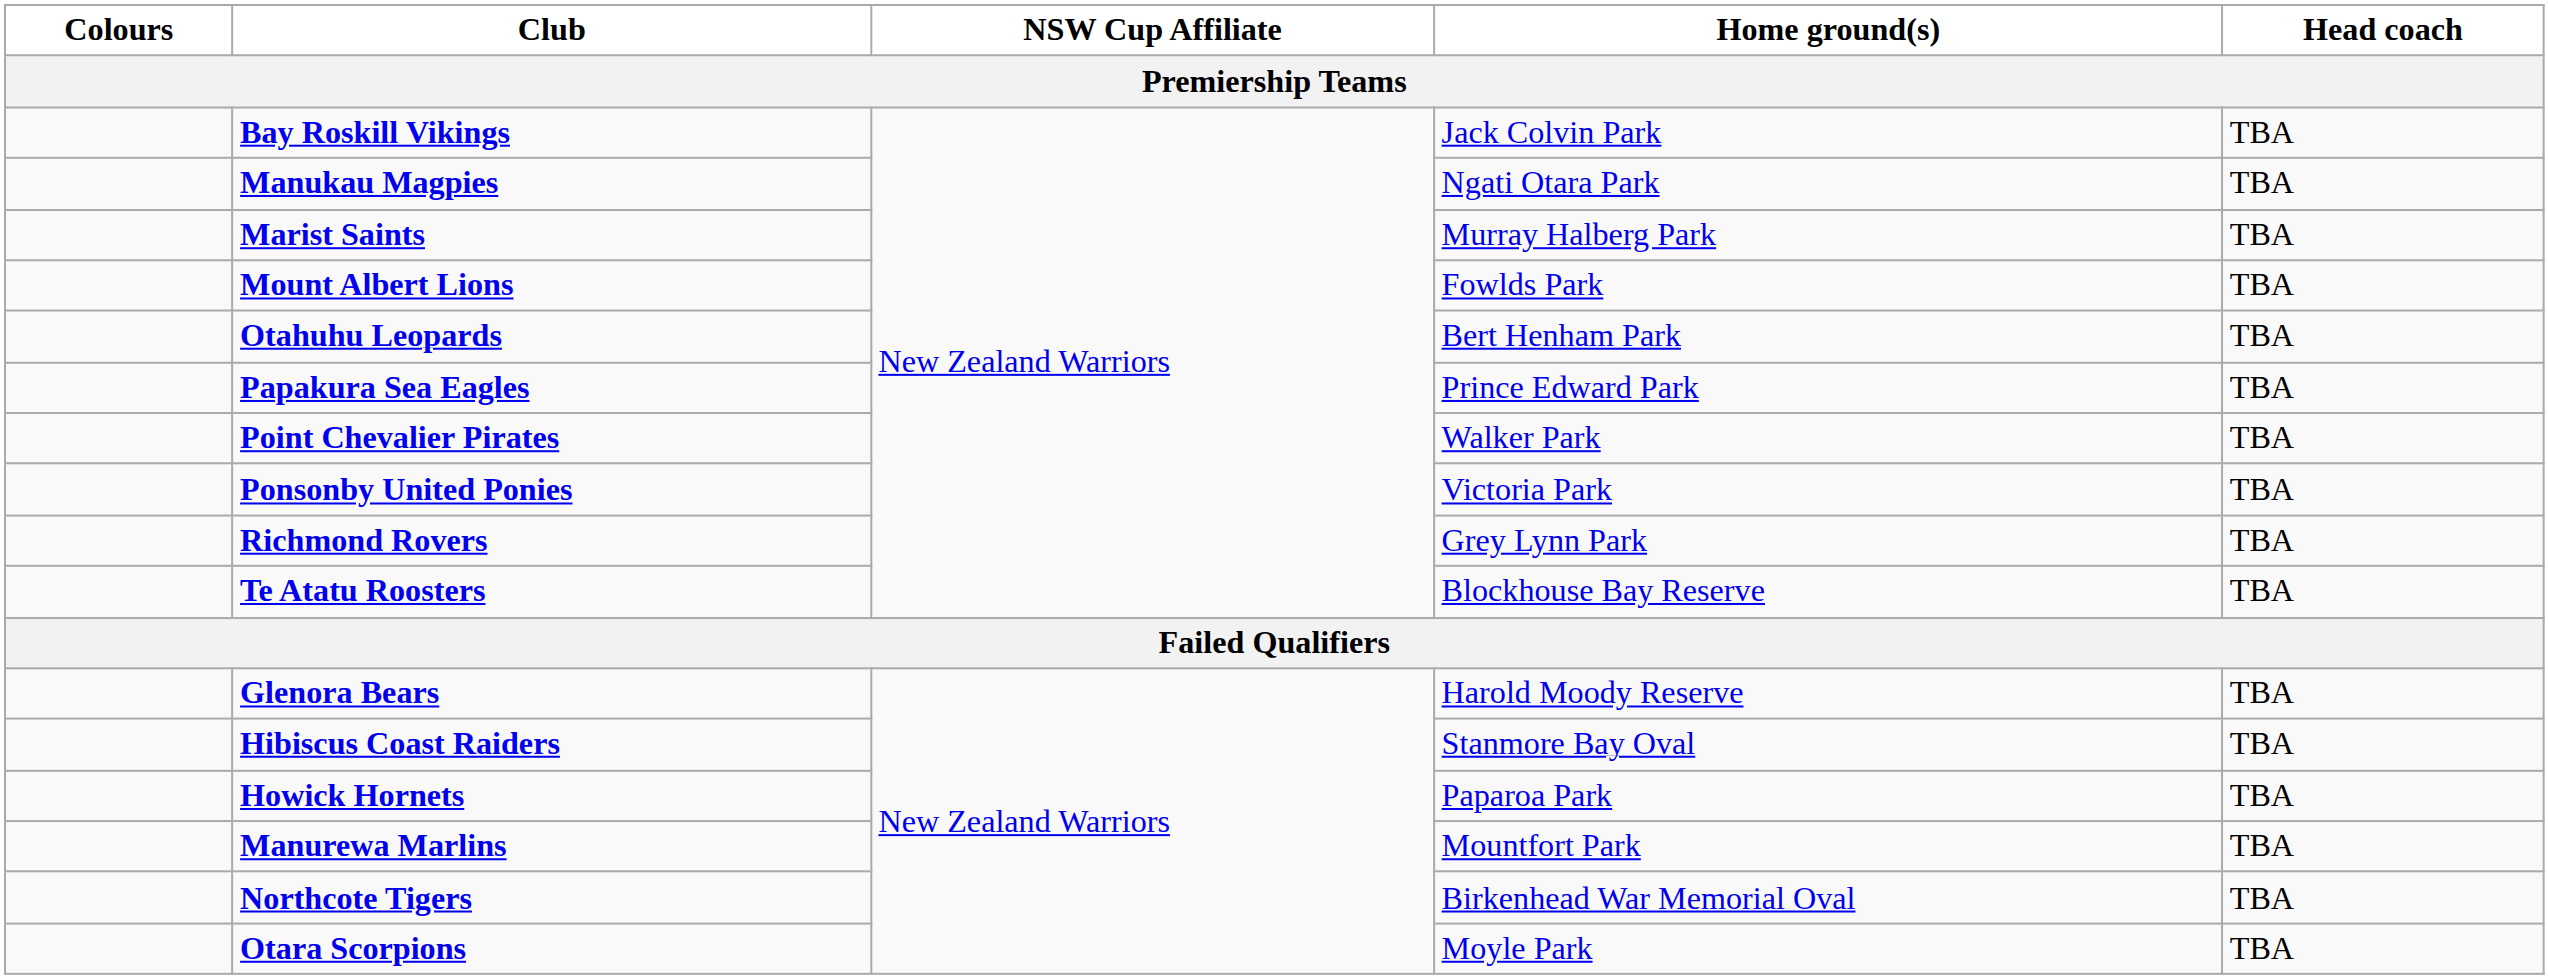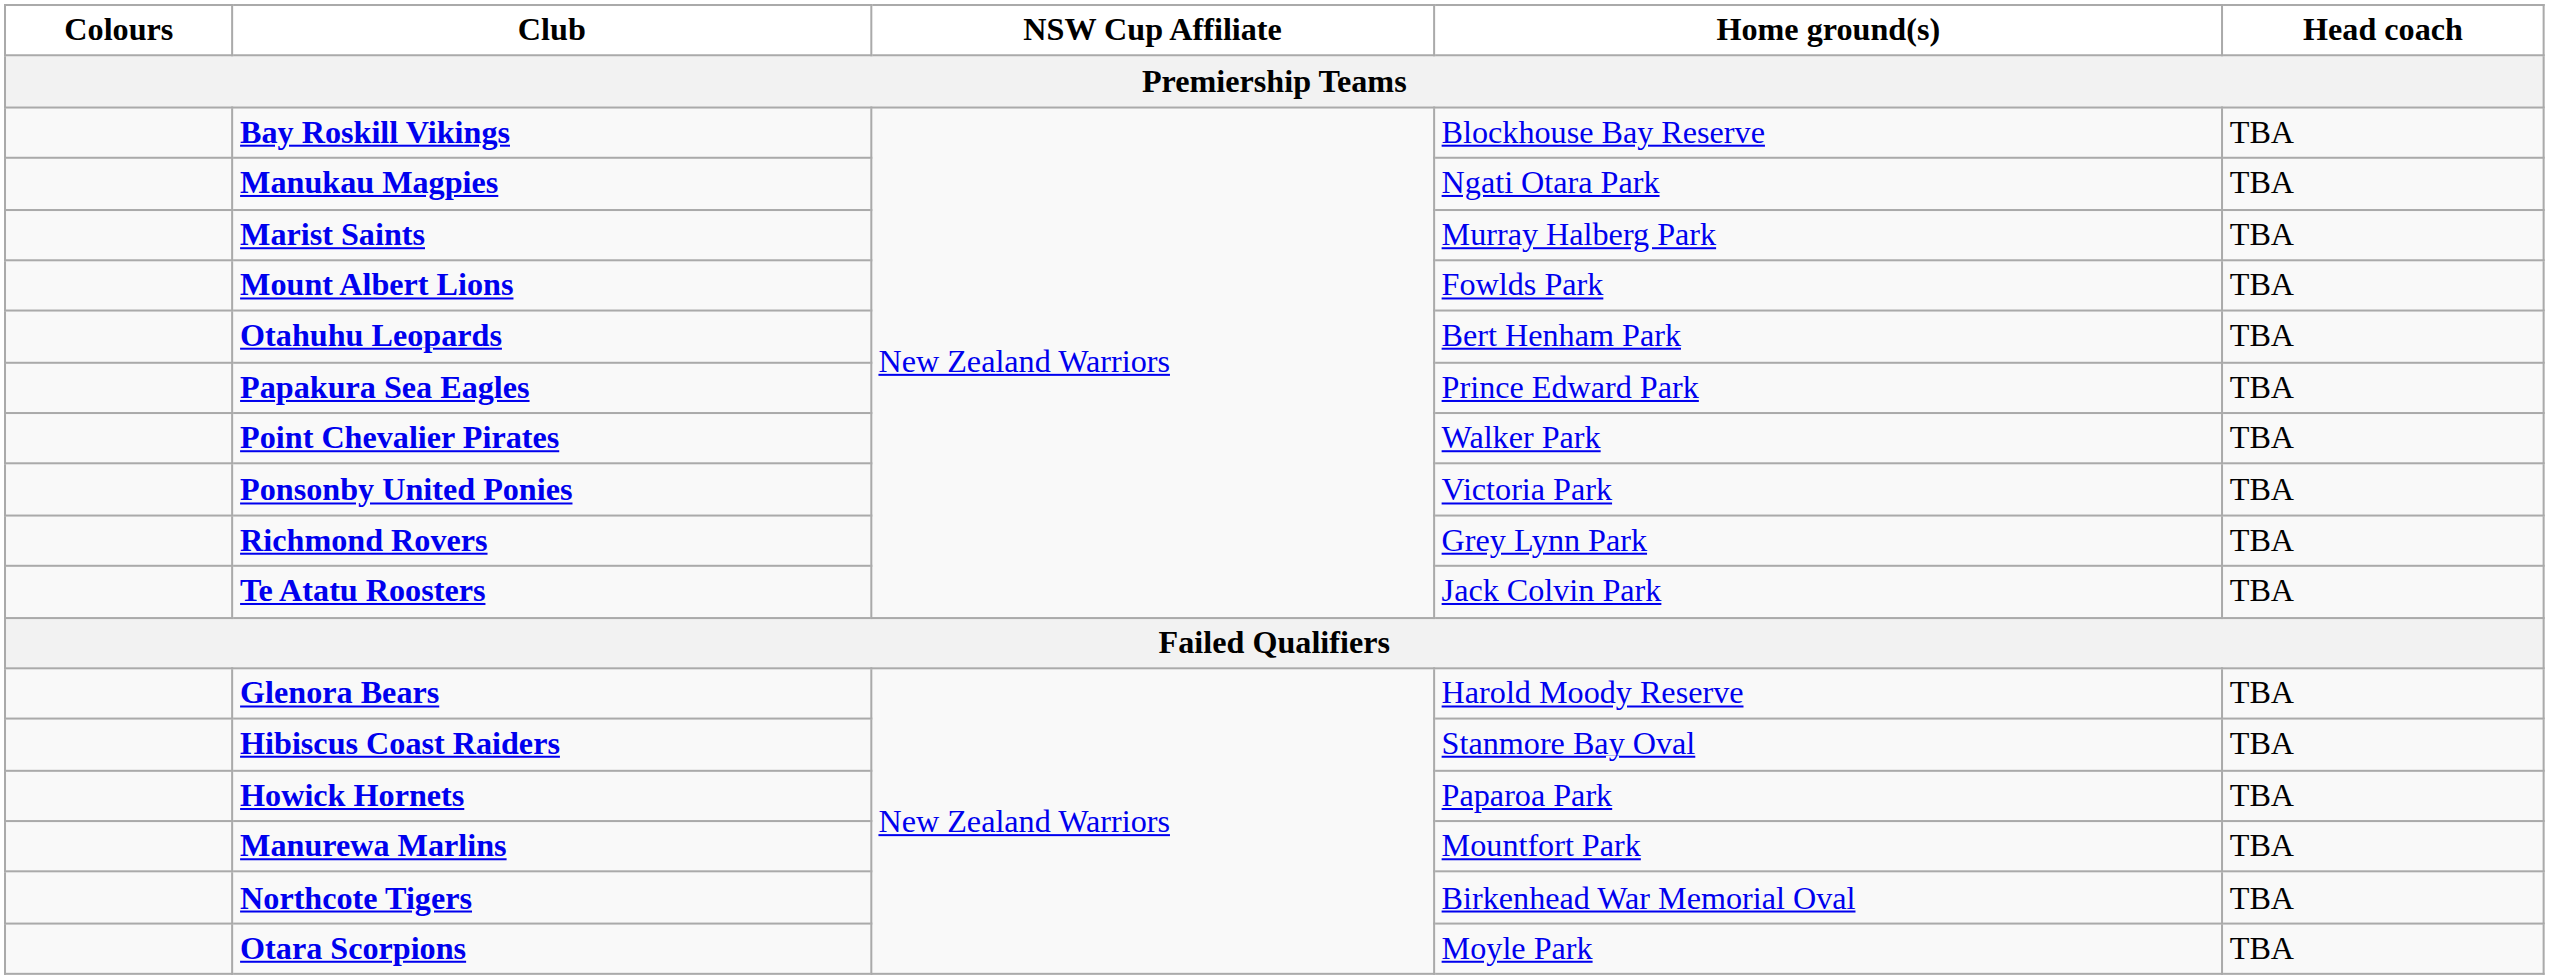(1551, 132) Jack Colvin Park -> (1603, 132) Blockhouse Bay Reserve
(1603, 591) Blockhouse Bay Reserve -> (1551, 591) Jack Colvin Park
